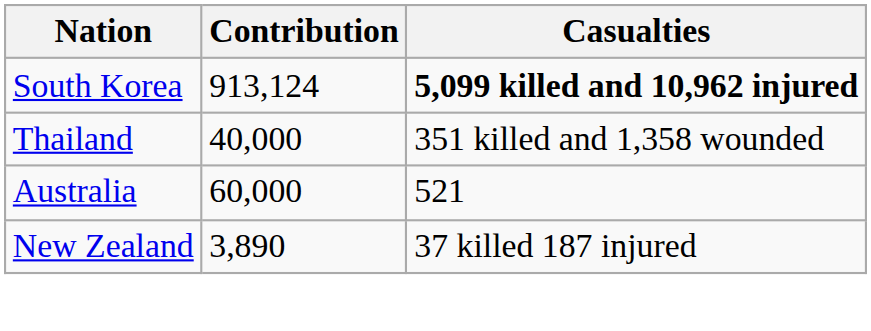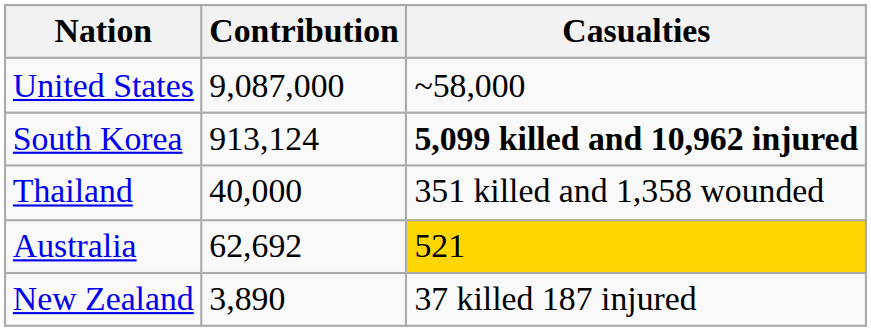+ row: (103, 84)
(256, 191) 60,000 -> (256, 245) 62,692
(440, 191) no background -> (440, 245) gold background
